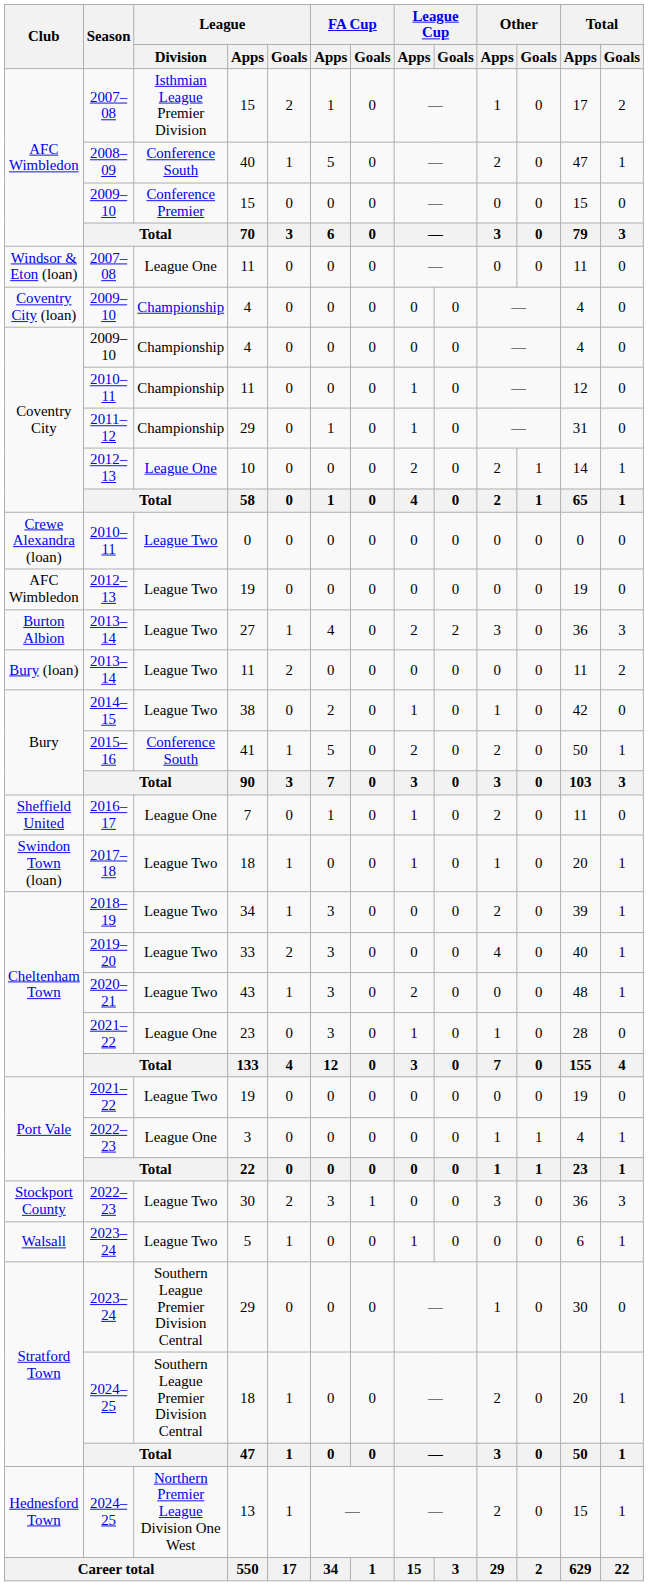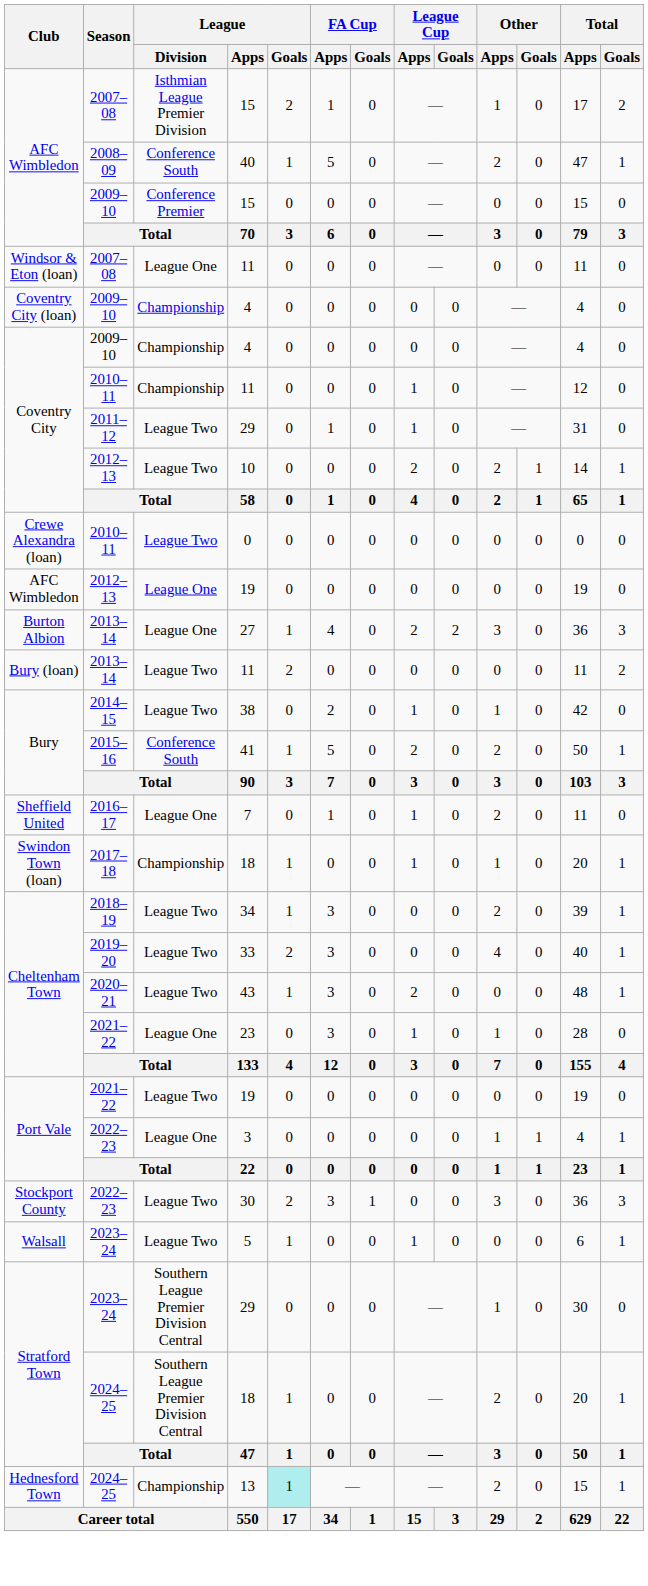(181, 428) Championship -> (181, 428) League Two
(181, 468) League One -> (181, 468) League Two
(181, 589) League Two -> (181, 589) League One
(181, 629) League Two -> (181, 629) League One
(181, 863) League Two -> (181, 863) Championship
(181, 1511) Northern Premier League Division One West -> (181, 1486) Championship
(289, 1511) no background -> (289, 1486) paleturquoise background
